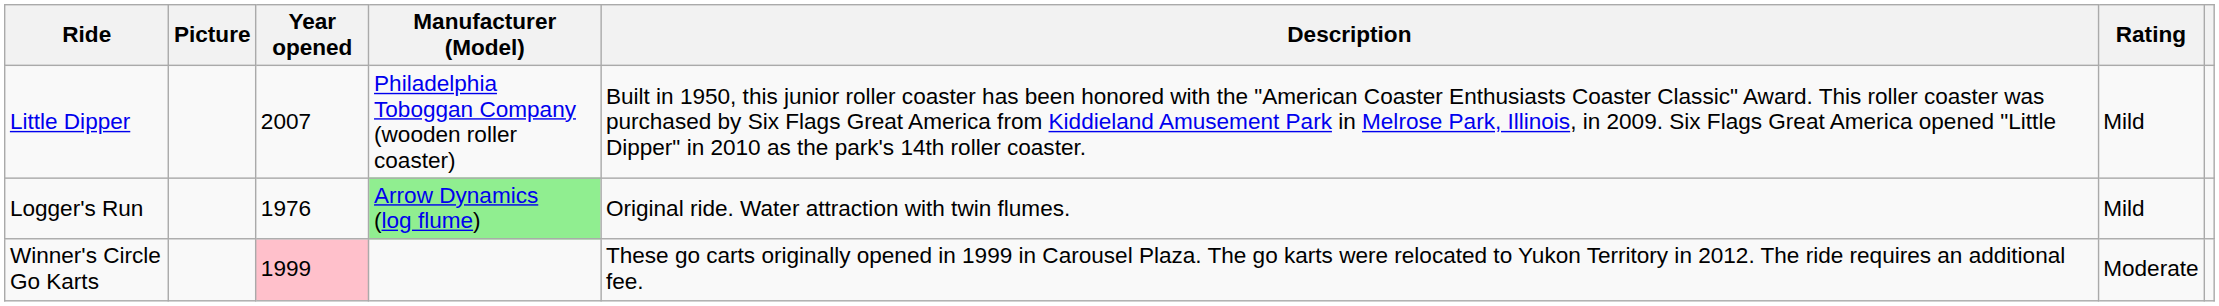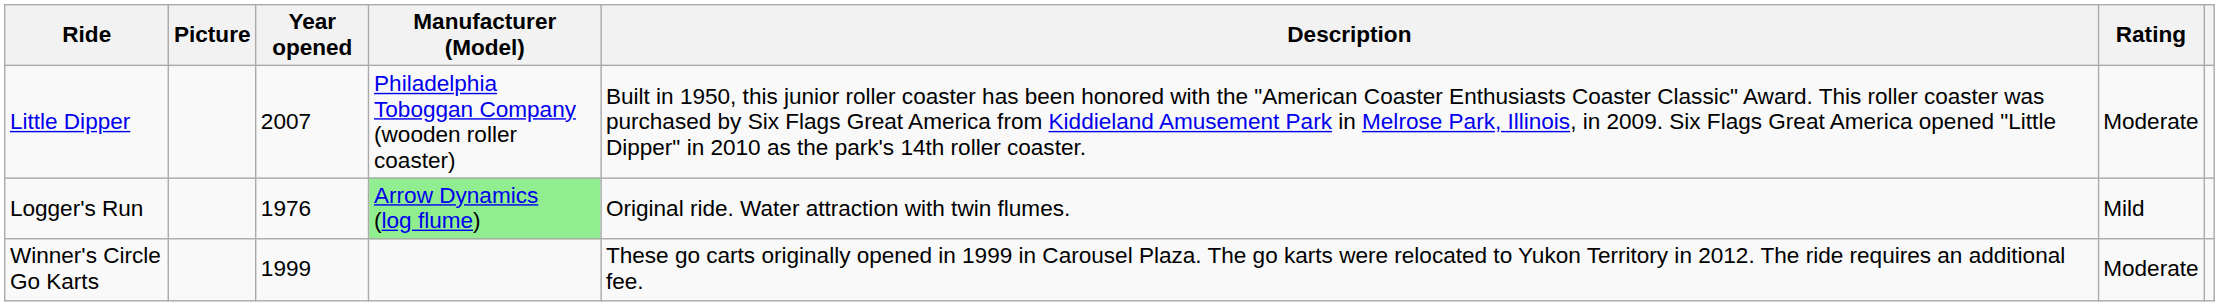(2124, 121) Mild -> (2151, 121) Moderate
(286, 269) pink background -> (286, 269) no background
